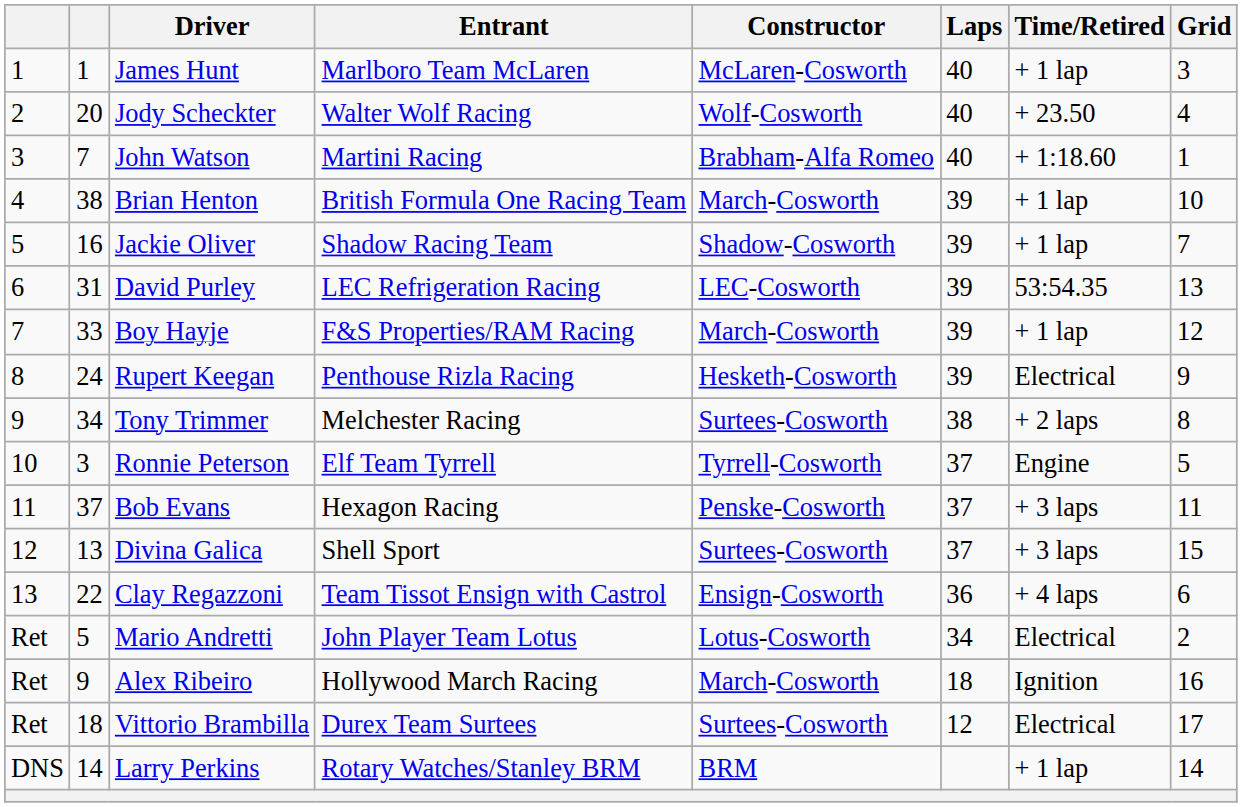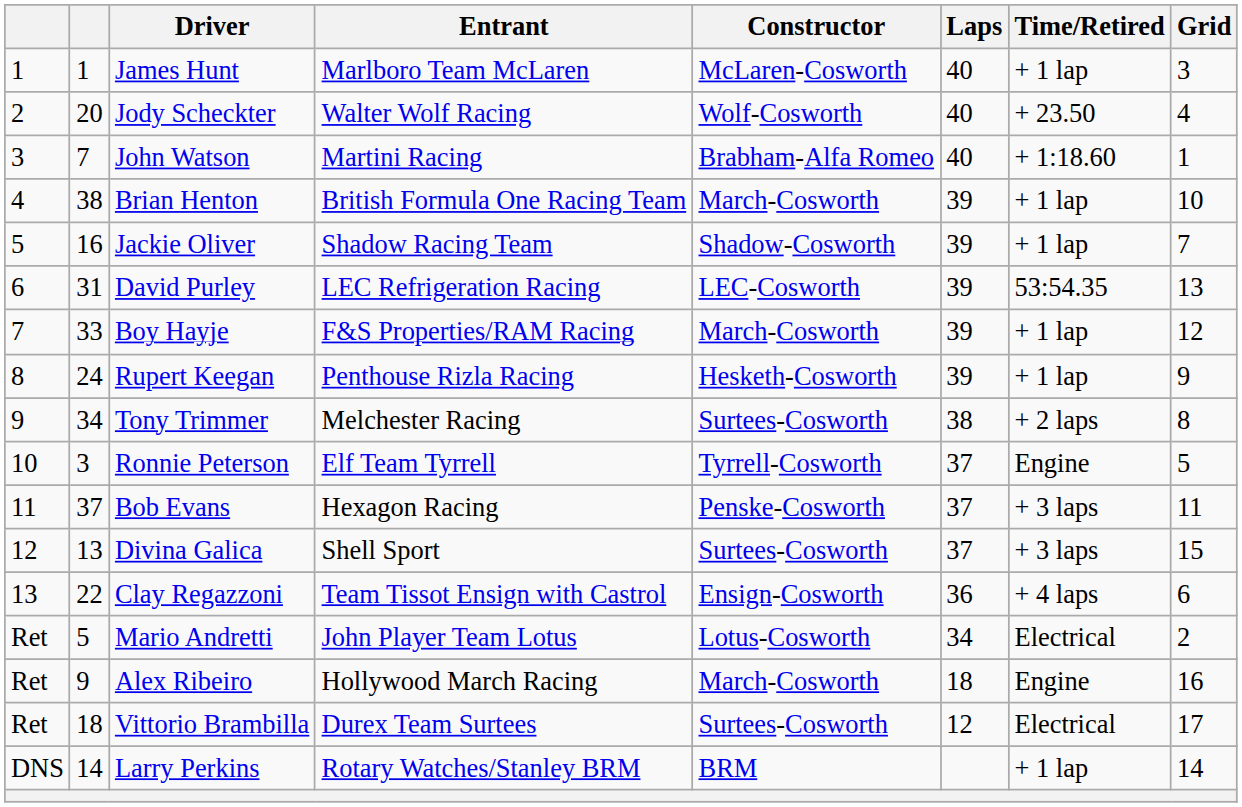(1065, 375) Electrical -> (1051, 375) + 1 lap
(1056, 680) Ignition -> (1052, 680) Engine
